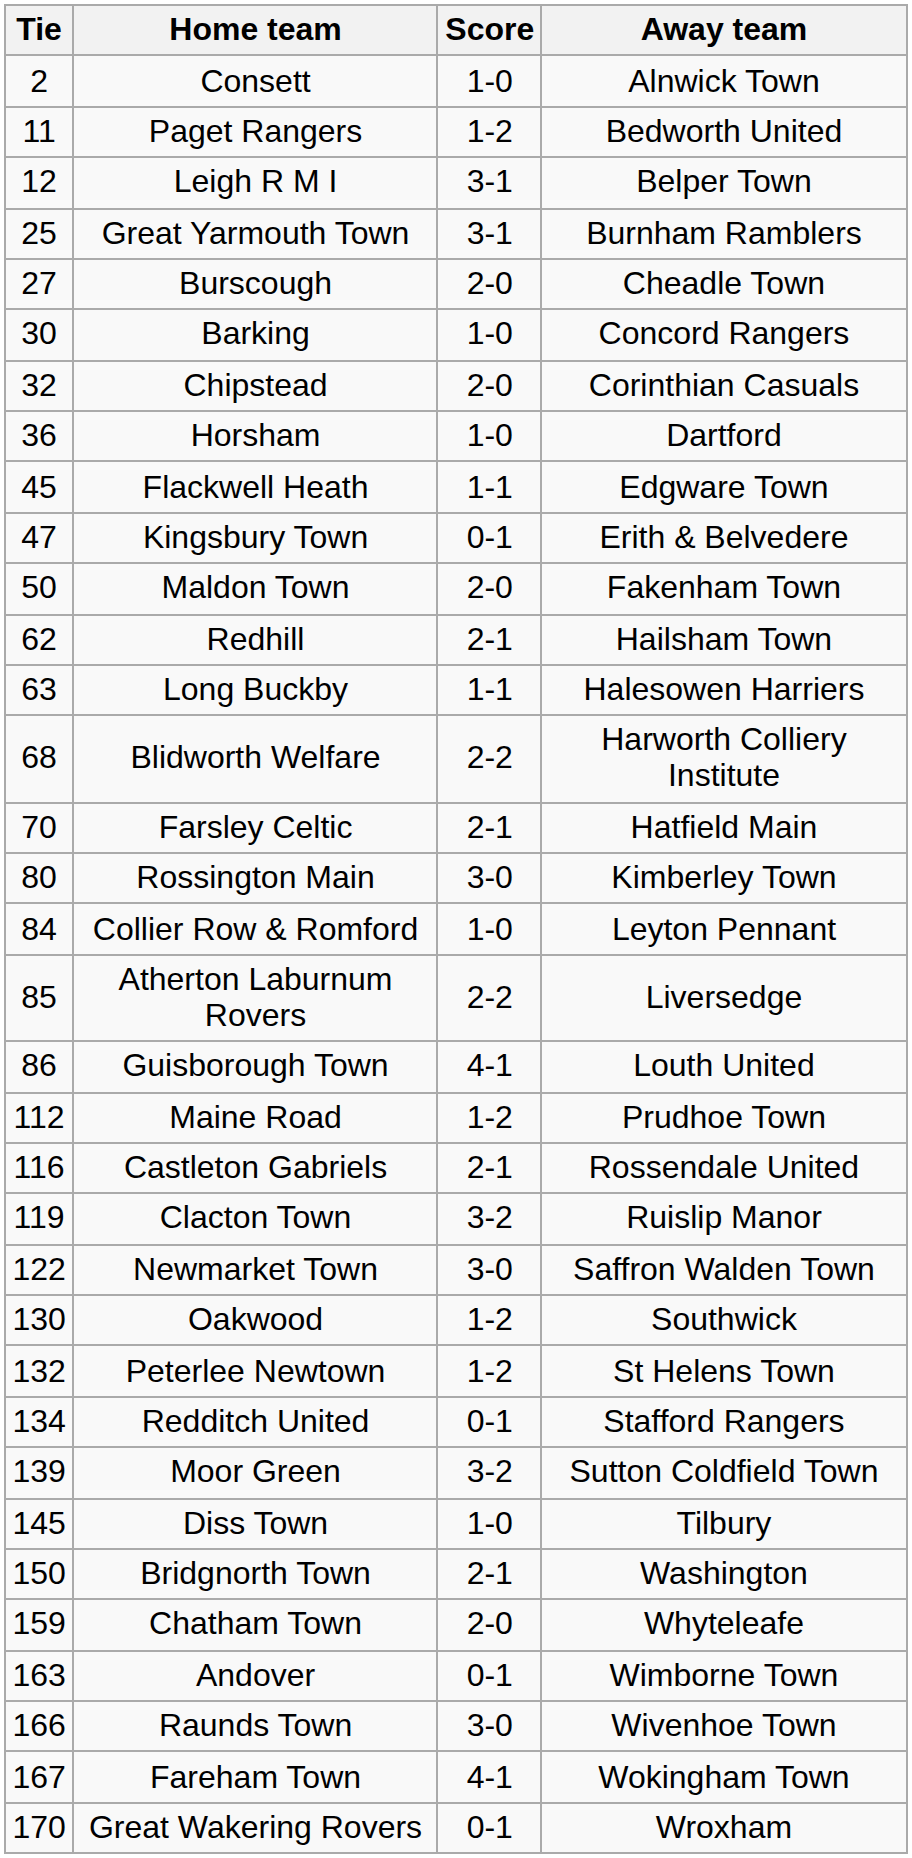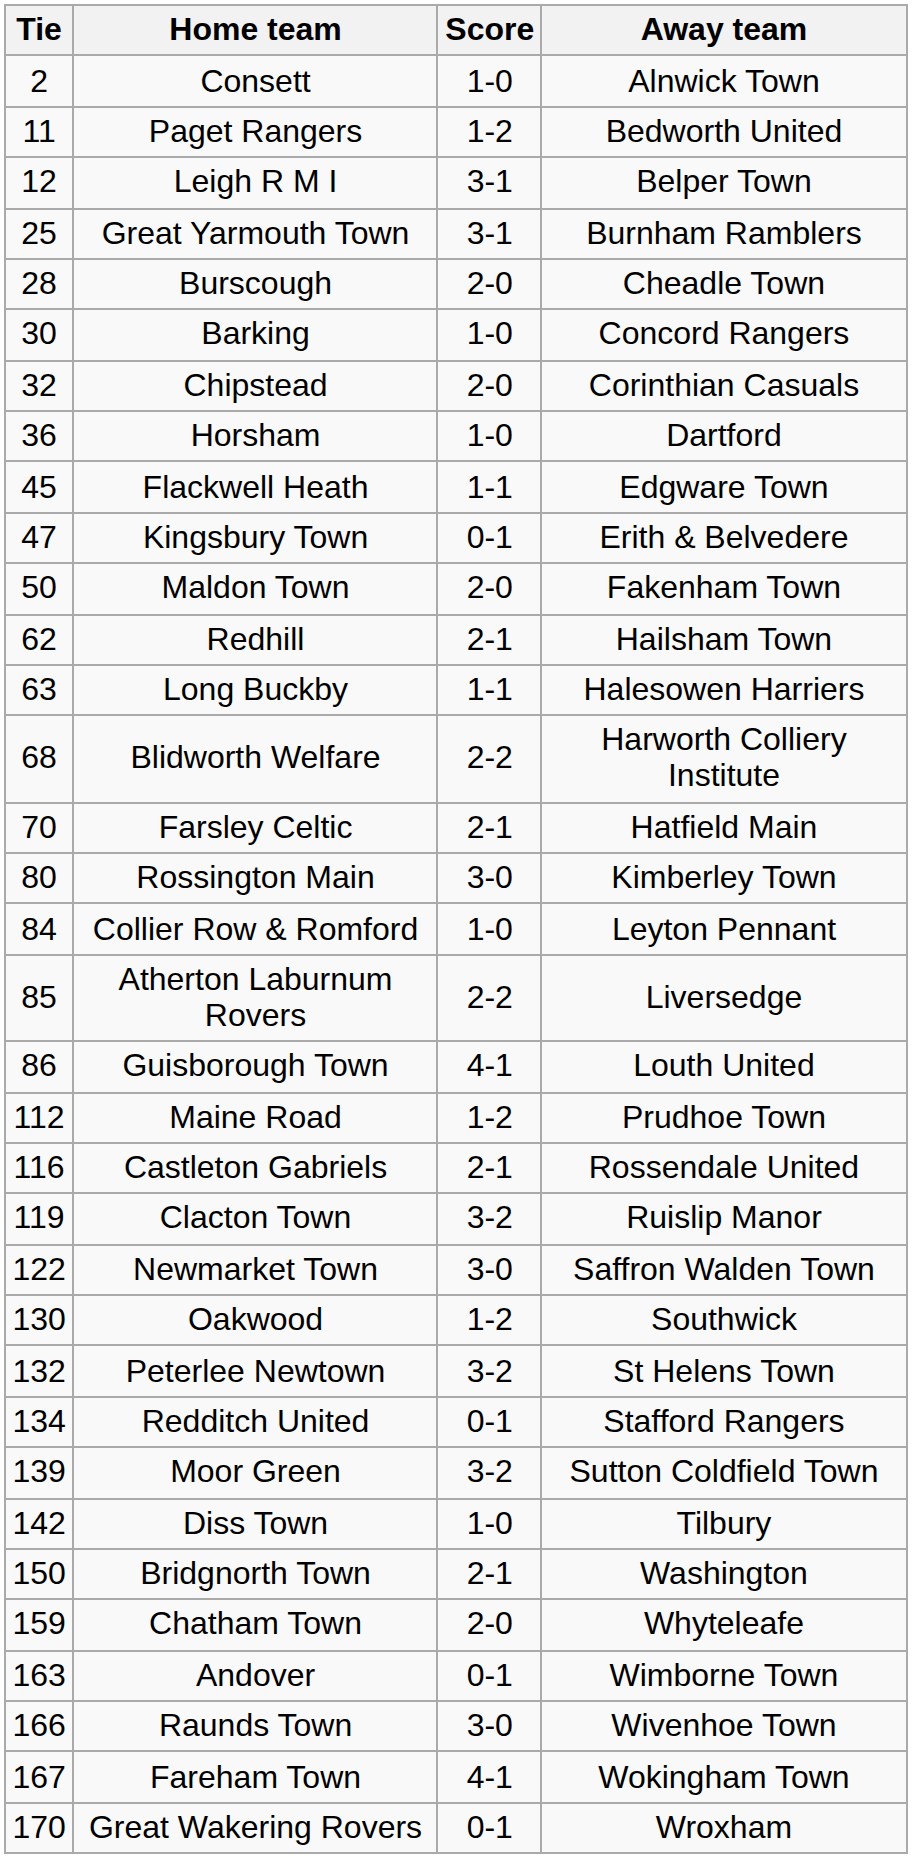(39, 283) 27 -> (39, 283) 28
(490, 1370) 1-2 -> (490, 1370) 3-2
(39, 1522) 145 -> (39, 1522) 142
